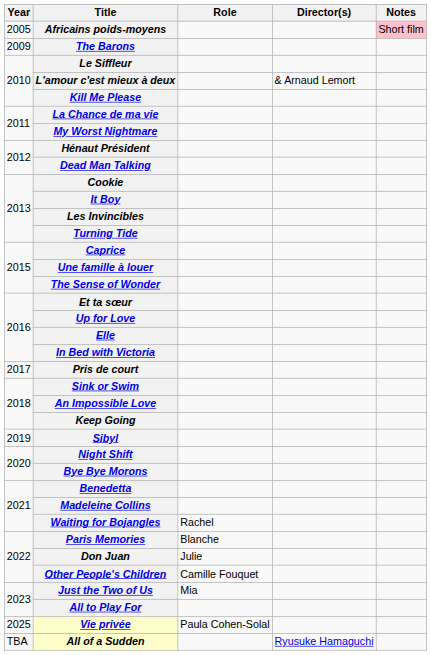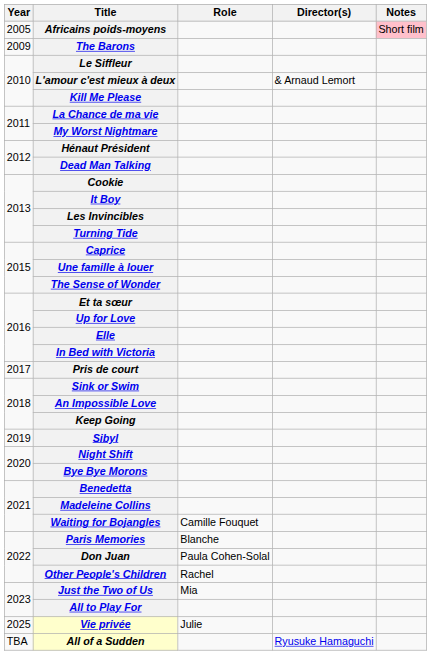(197, 523) Rachel -> (219, 523) Camille Fouquet
(191, 557) Julie -> (225, 557) Paula Cohen-Solal
(219, 574) Camille Fouquet -> (197, 574) Rachel
(225, 625) Paula Cohen-Solal -> (191, 625) Julie
